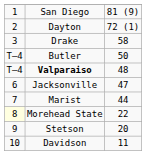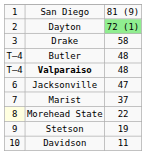(123, 26) no background -> (123, 26) lightgreen background
(123, 56) 50 -> (123, 56) 48
(123, 99) 44 -> (123, 99) 37
(123, 129) 20 -> (123, 129) 19
